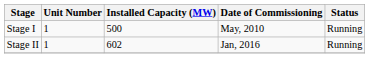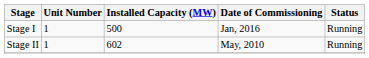(242, 28) May, 2010 -> (240, 28) Jan, 2016
(240, 45) Jan, 2016 -> (242, 45) May, 2010
